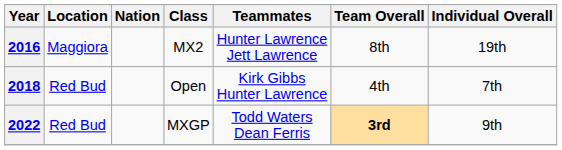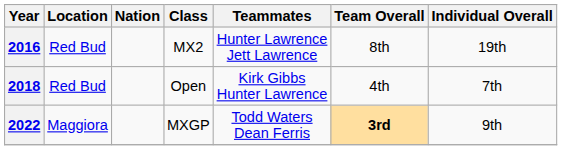(78, 47) Maggiora -> (78, 47) Red Bud
(78, 125) Red Bud -> (78, 125) Maggiora
